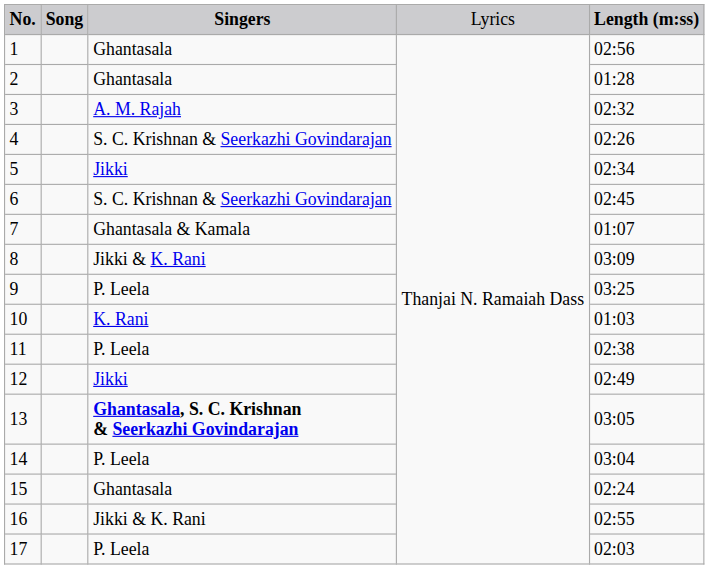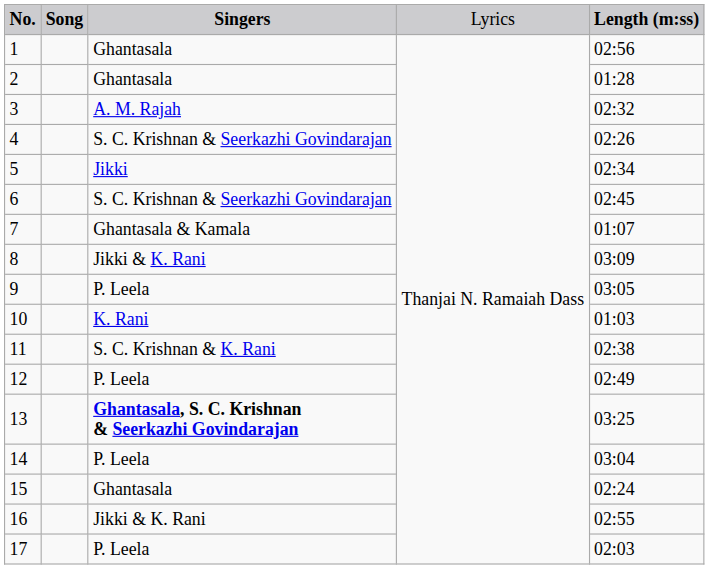(614, 289) 03:25 -> (614, 289) 03:05
(121, 349) P. Leela -> (184, 349) S. C. Krishnan & K. Rani
(110, 379) Jikki -> (121, 379) P. Leela
(614, 419) 03:05 -> (614, 419) 03:25
